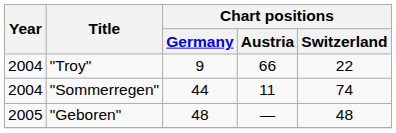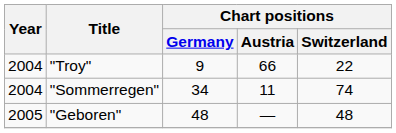(200, 90) 44 -> (200, 90) 34
